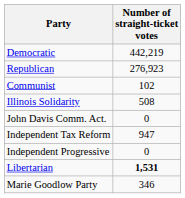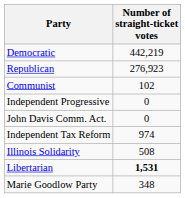rows swapped: (43, 102) <-> (58, 151)
(147, 135) 947 -> (147, 135) 974
(147, 184) 346 -> (147, 184) 348
